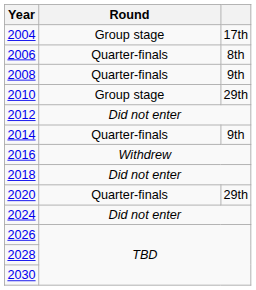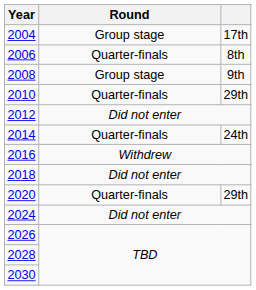(130, 75) Quarter-finals -> (130, 75) Group stage
(130, 95) Group stage -> (130, 95) Quarter-finals
(236, 135) 9th -> (236, 135) 24th
